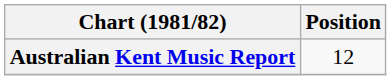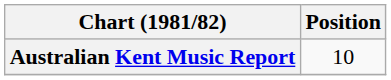(343, 56) 12 -> (343, 56) 10
